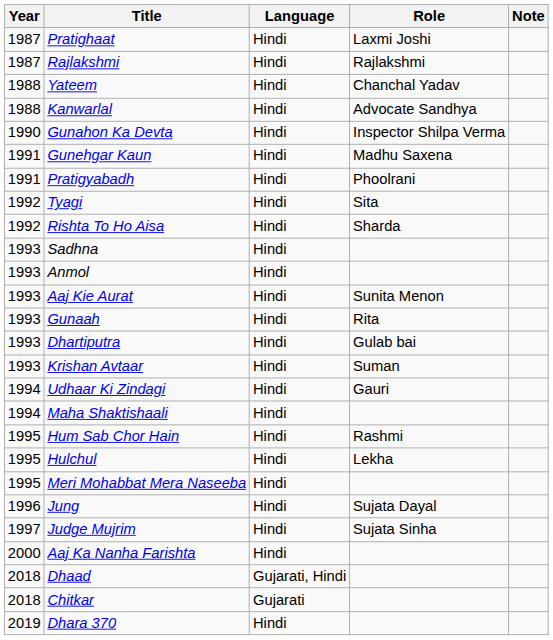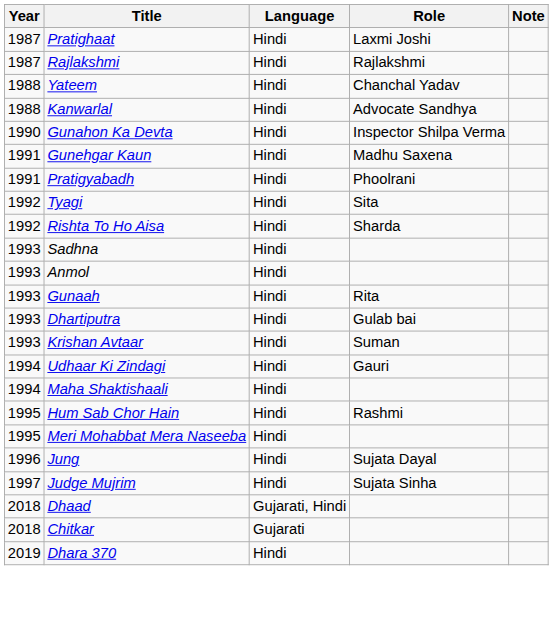- row: (90, 296)
- row: (72, 459)
- row: (121, 553)
